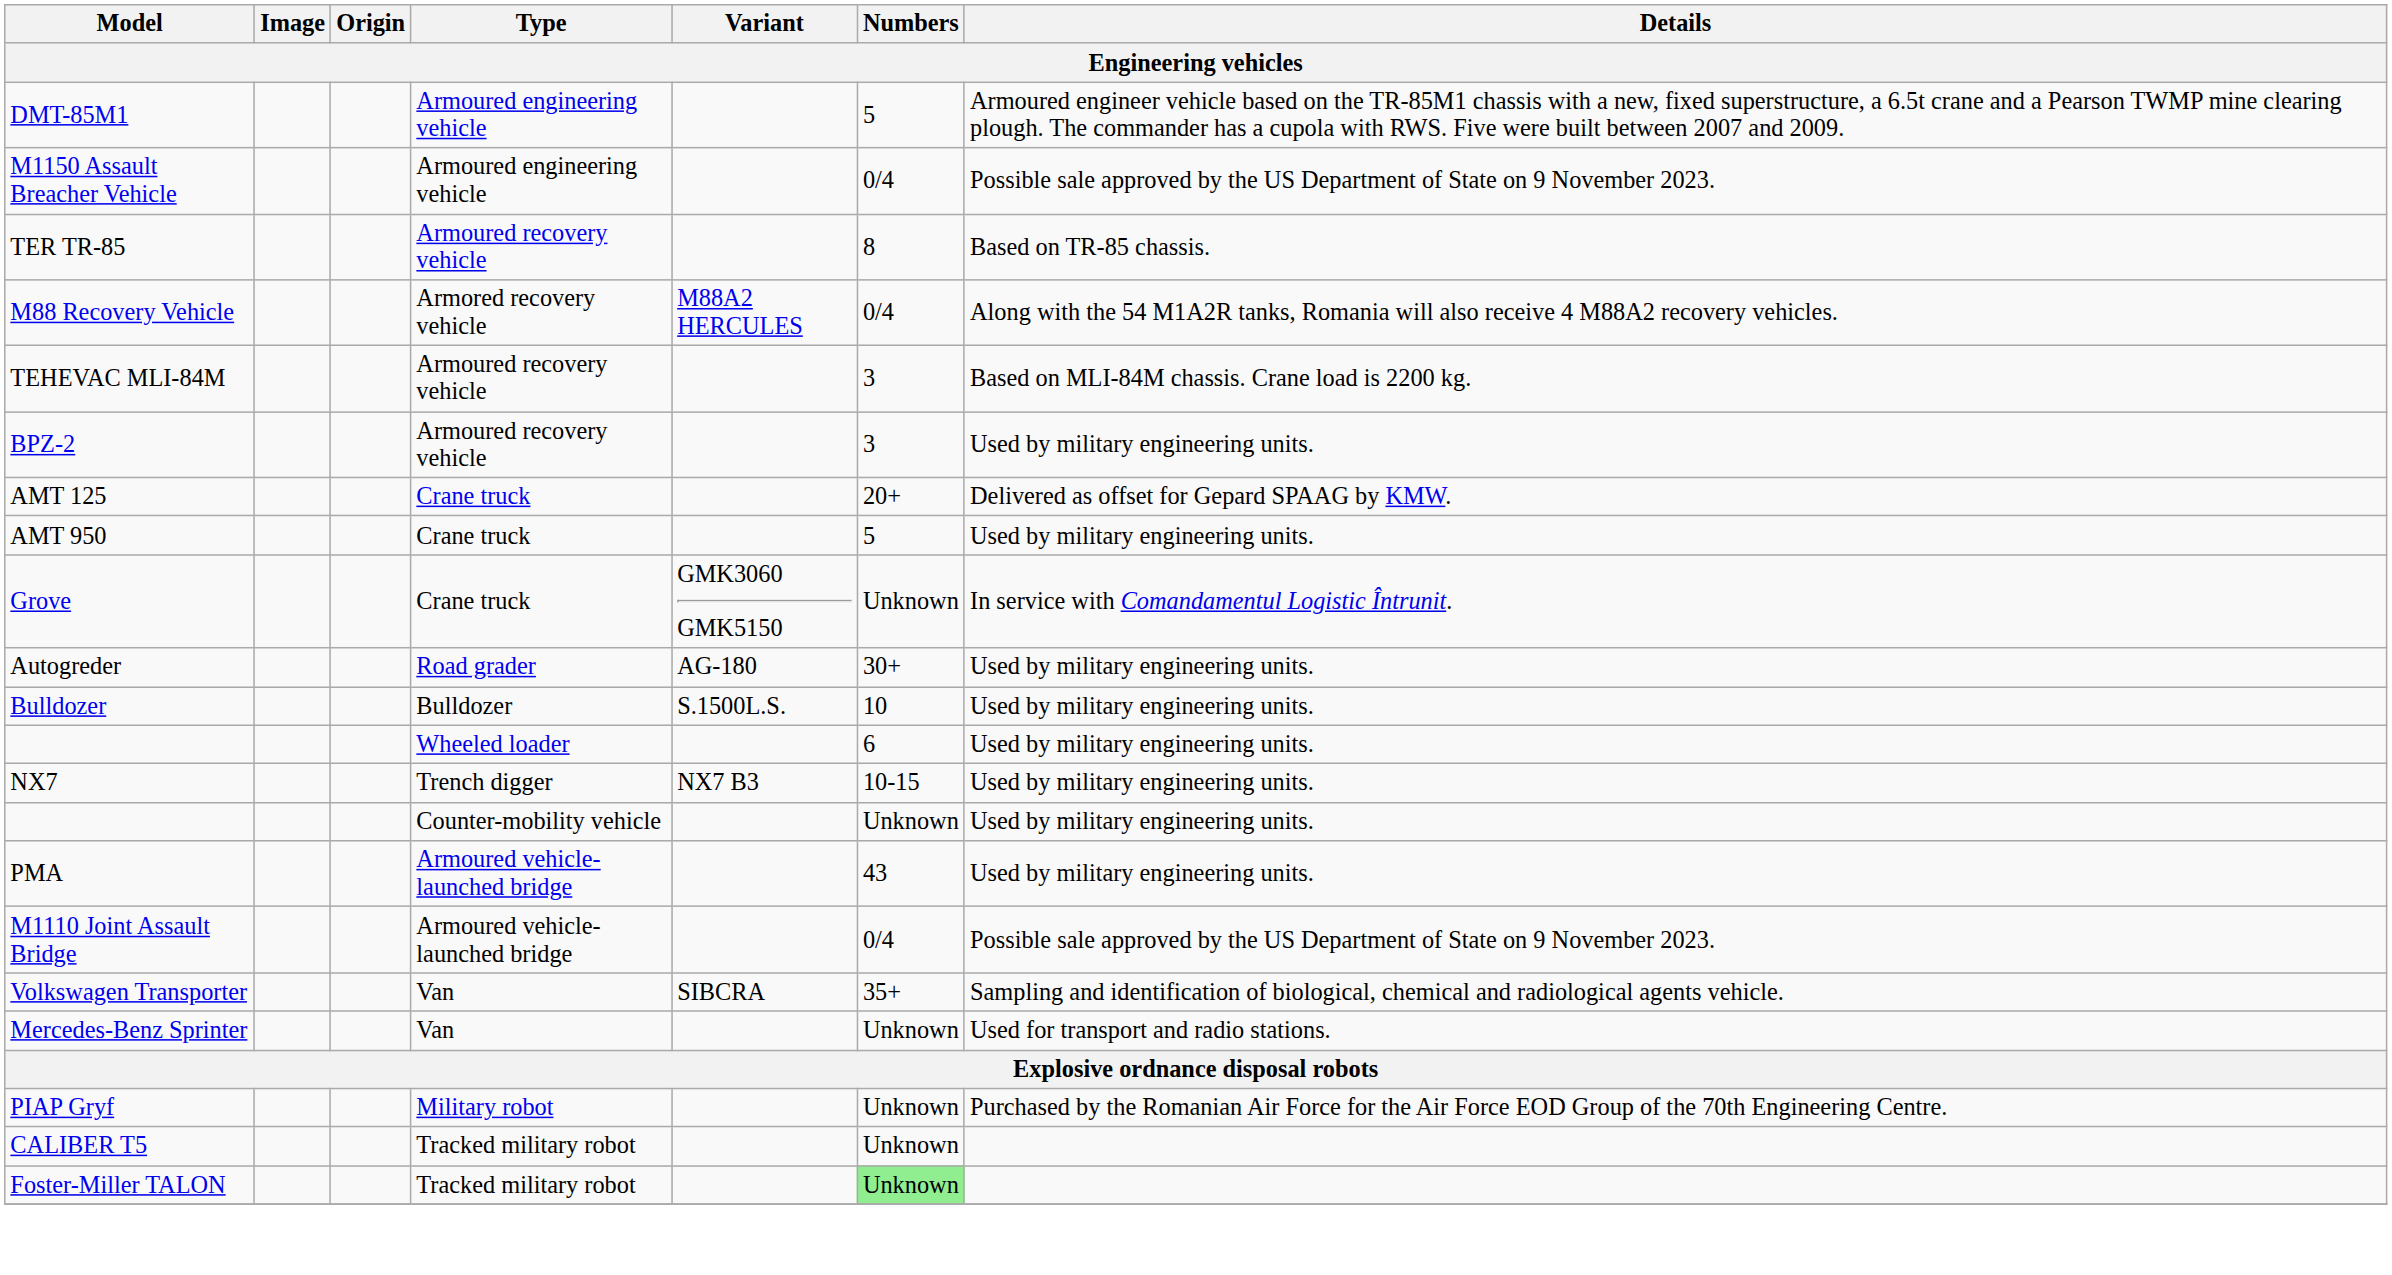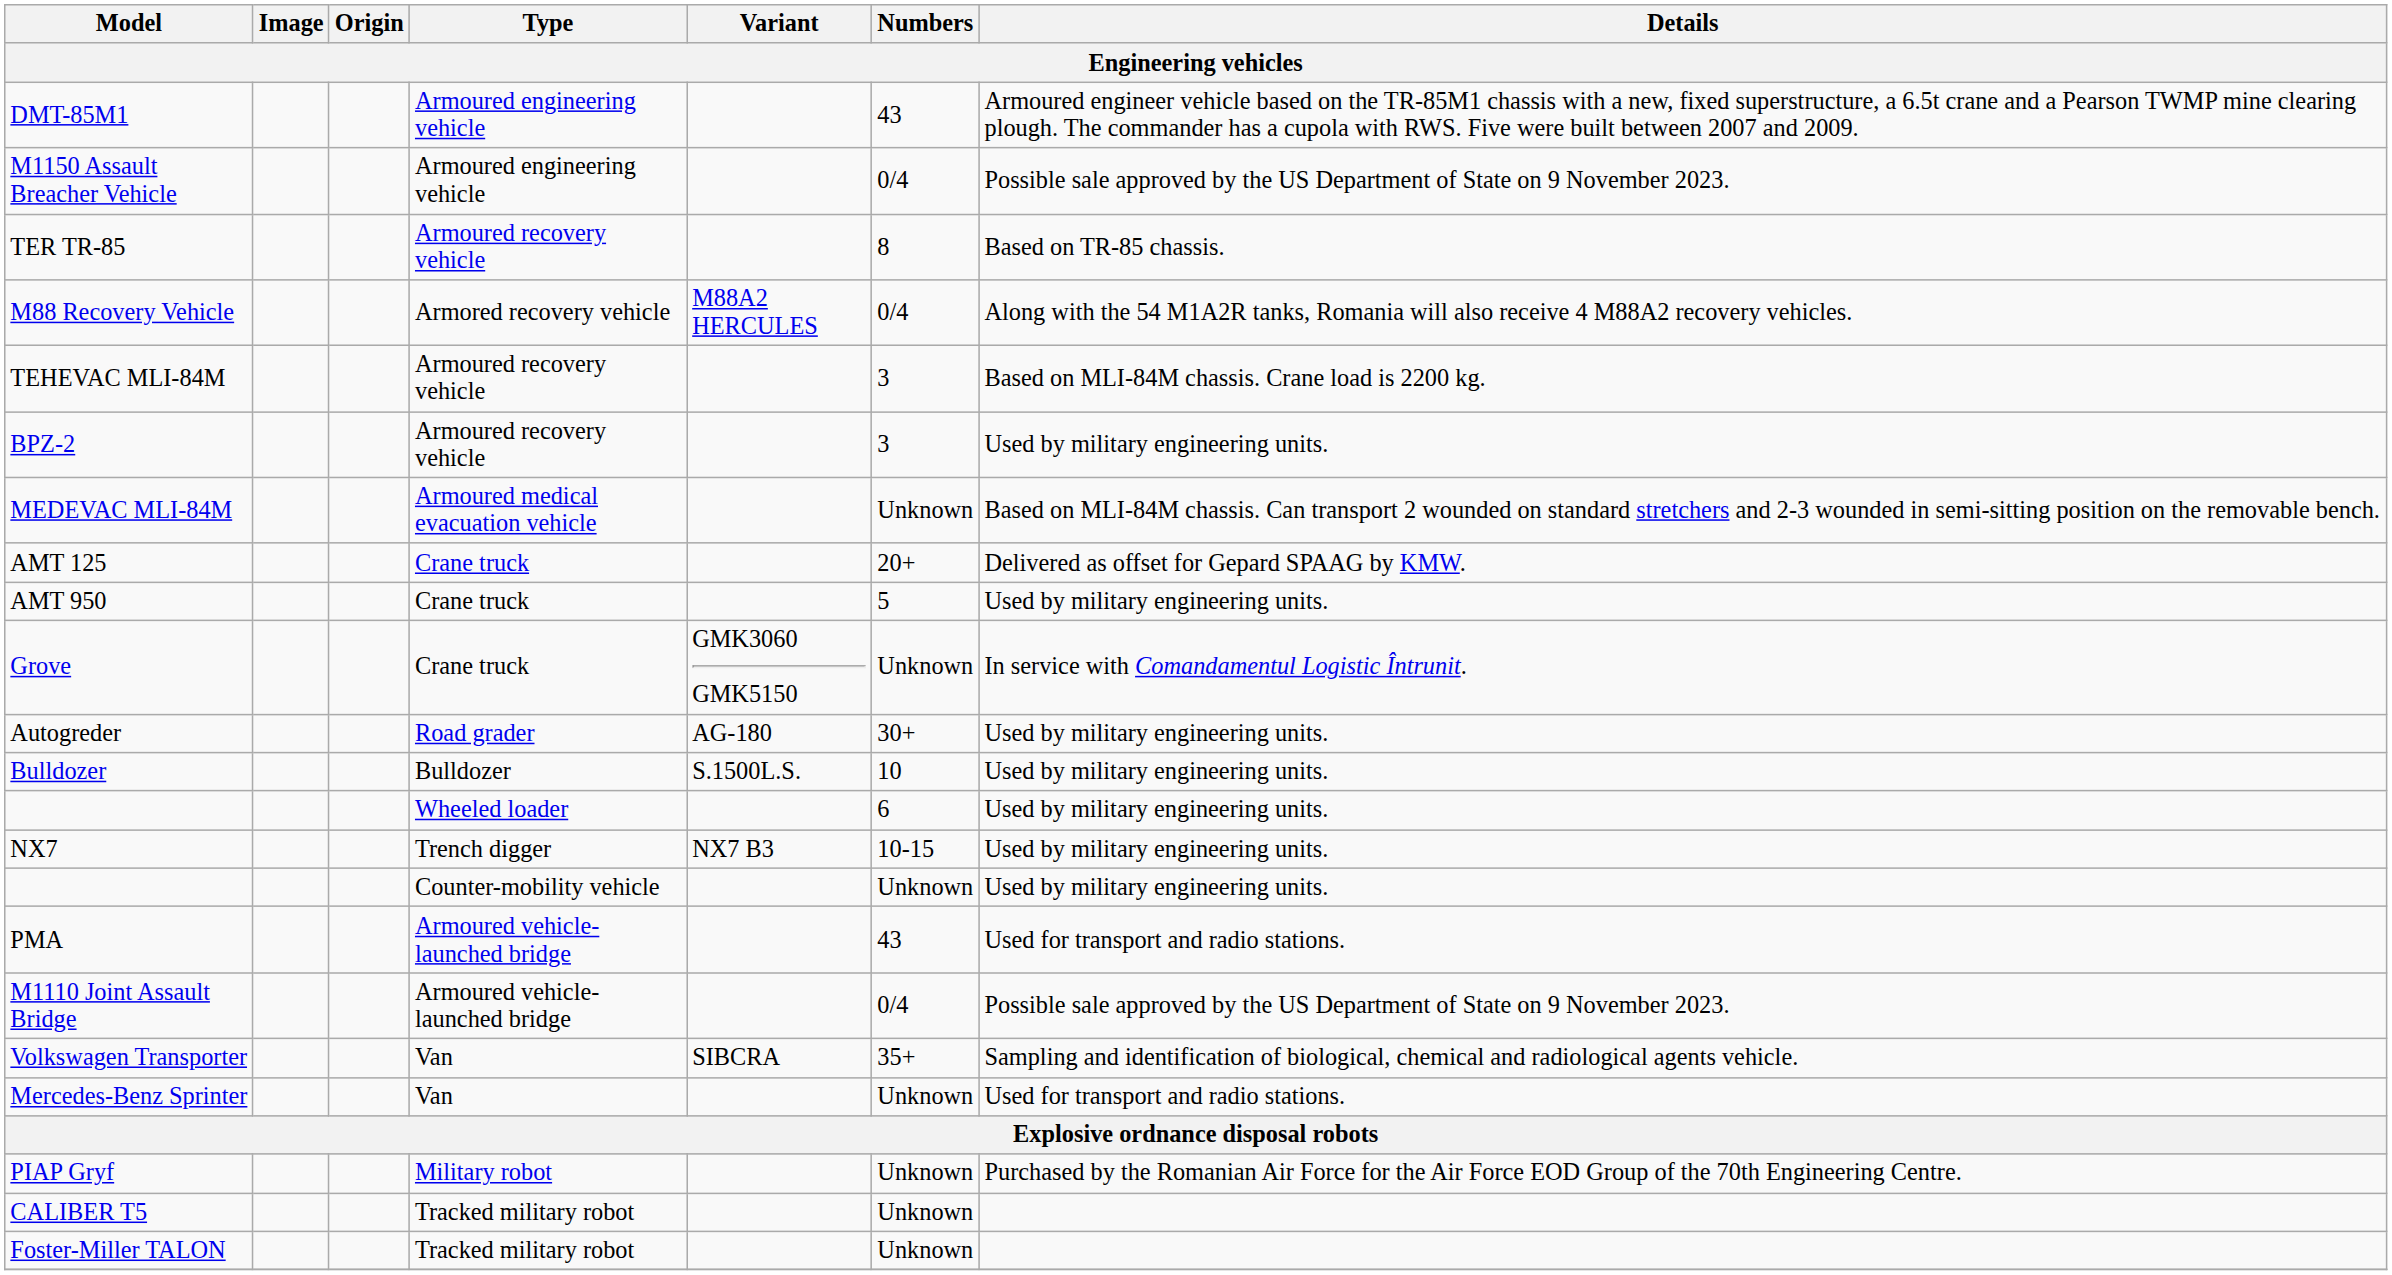(869, 114) 5 -> (889, 114) 43
+ row: (121, 510)
(1142, 873) Used by military engineering units. -> (1165, 939) Used for transport and radio stations.
(911, 1184) lightgreen background -> (925, 1250) no background
